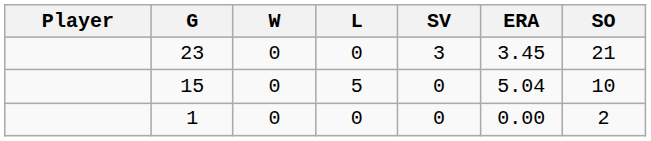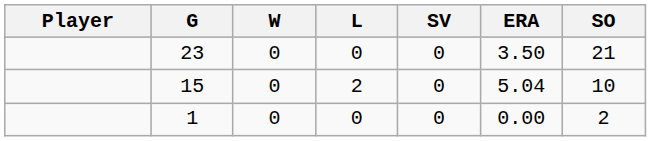(439, 54) 3 -> (439, 54) 0
(521, 54) 3.45 -> (521, 54) 3.50
(357, 86) 5 -> (357, 86) 2
